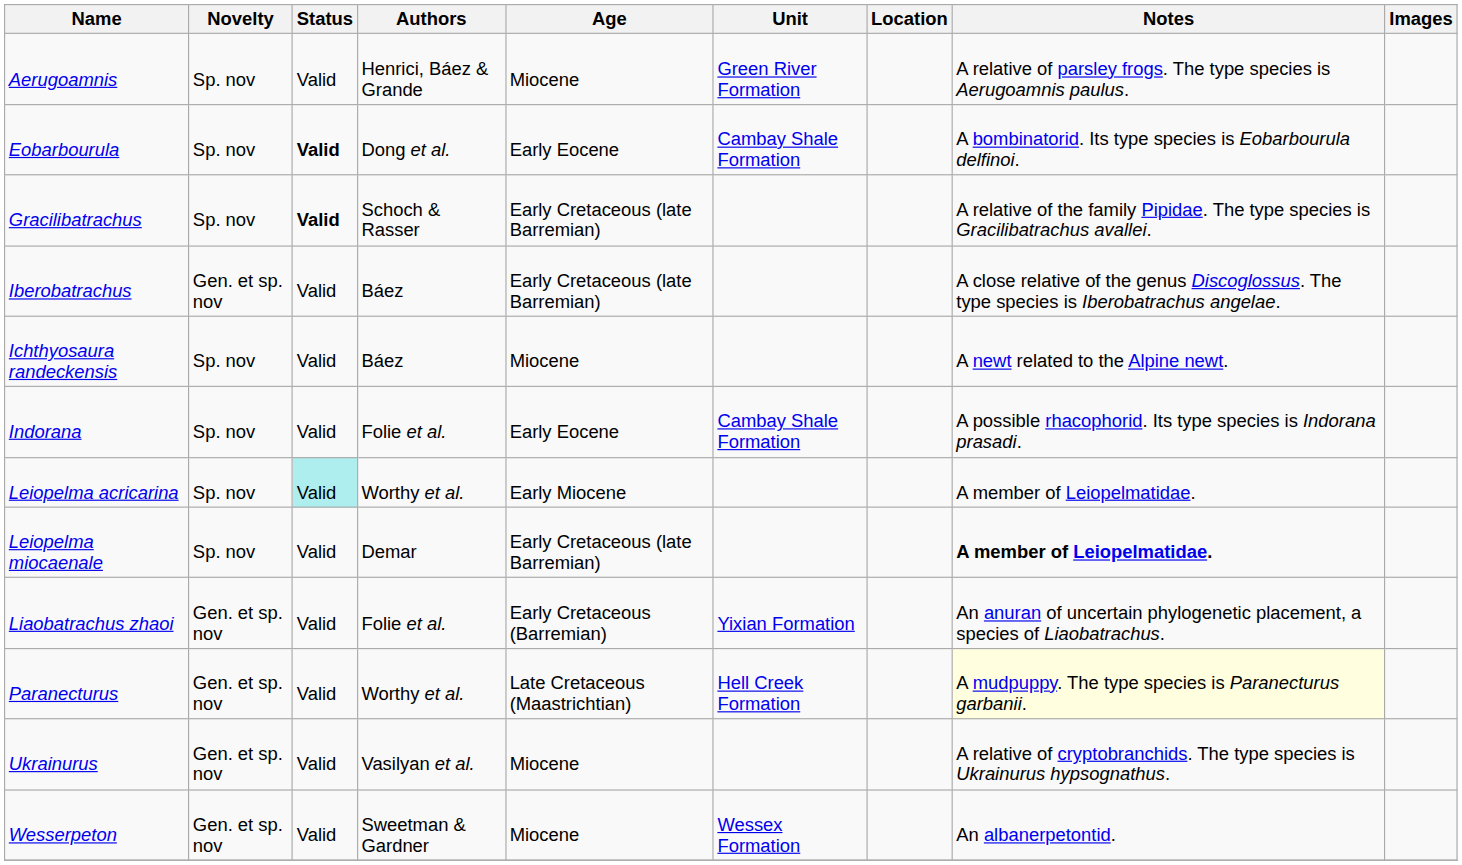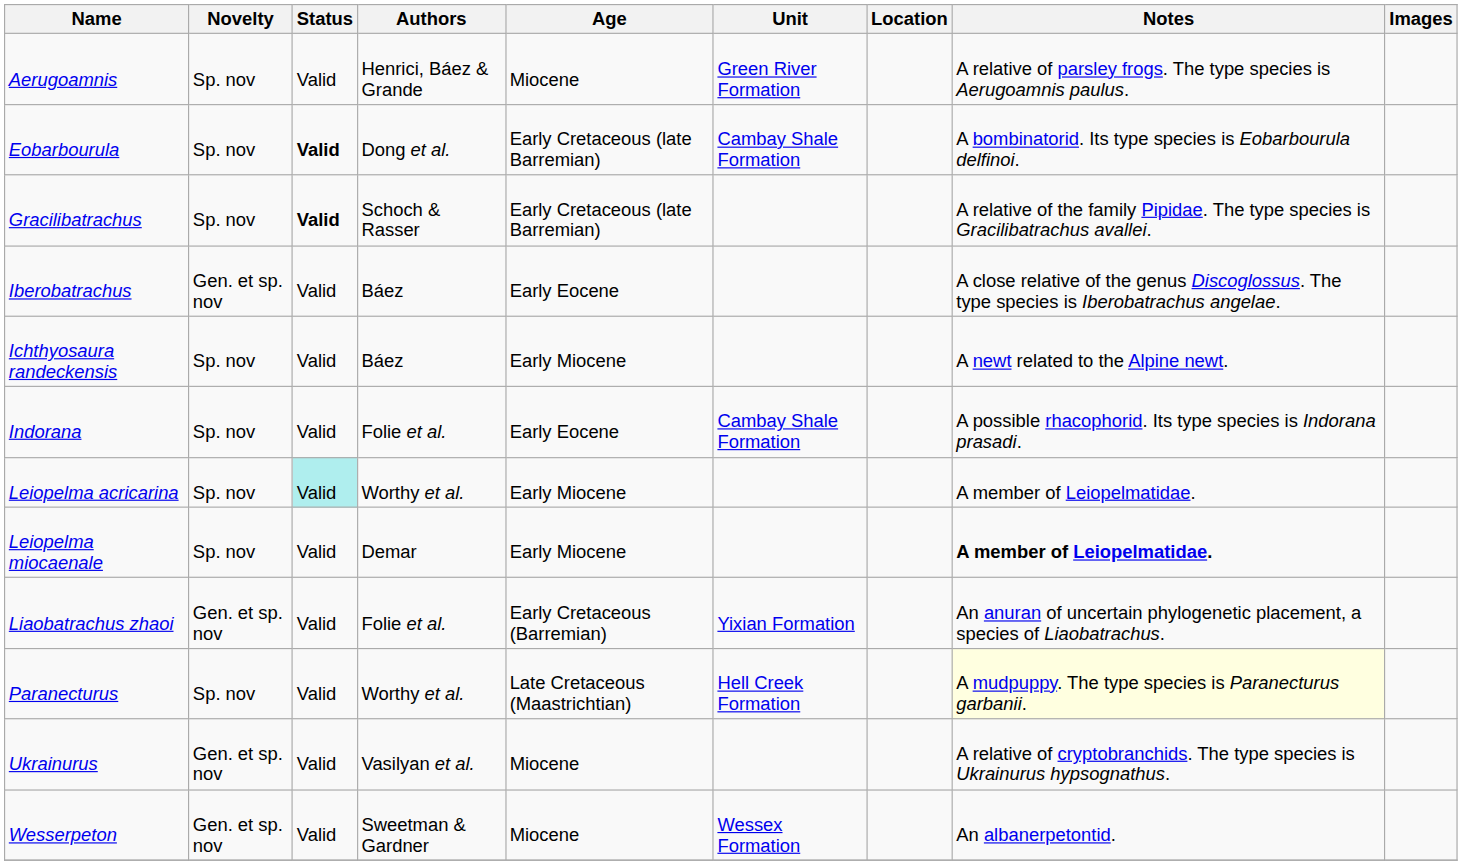(564, 149) Early Eocene -> (601, 149) Early Cretaceous (late Barremian)
(601, 291) Early Cretaceous (late Barremian) -> (564, 291) Early Eocene
(544, 361) Miocene -> (568, 361) Early Miocene
(601, 552) Early Cretaceous (late Barremian) -> (568, 552) Early Miocene
(238, 693) Gen. et sp. nov -> (224, 693) Sp. nov
